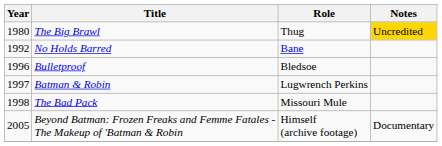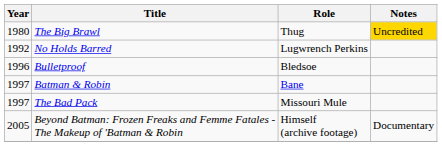(292, 48) Bane -> (324, 48) Lugwrench Perkins
(324, 84) Lugwrench Perkins -> (292, 84) Bane
(18, 102) 1998 -> (18, 102) 1997
